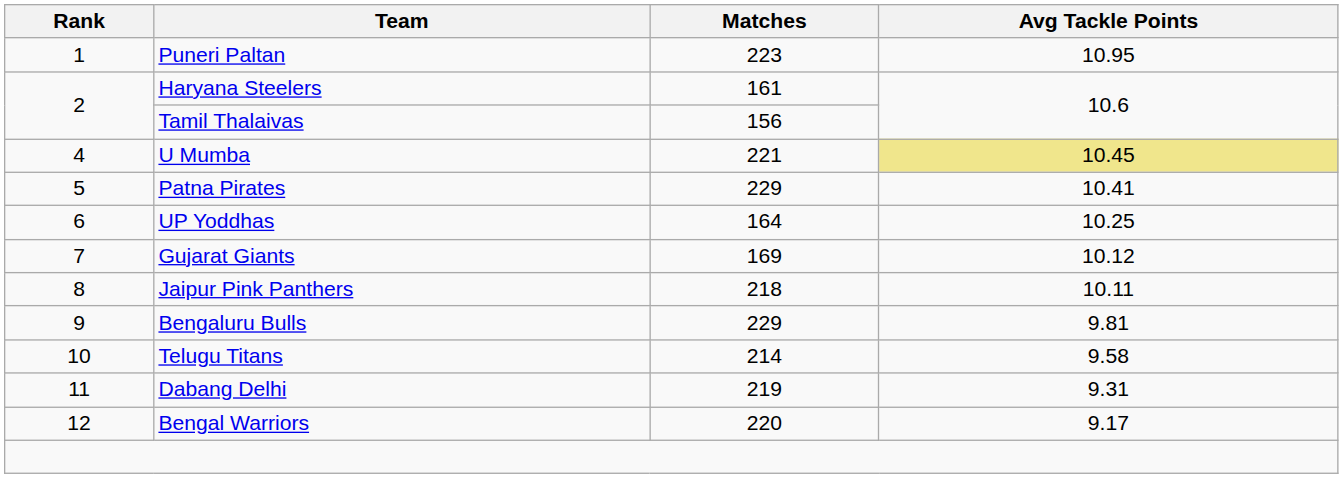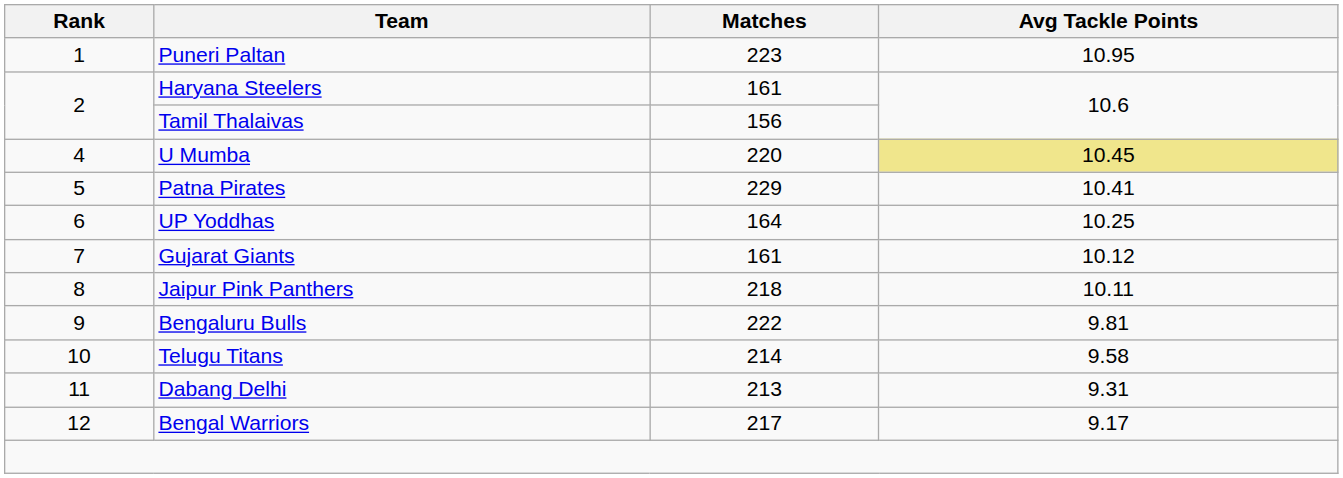(764, 155) 221 -> (764, 155) 220
(764, 255) 169 -> (764, 255) 161
(764, 322) 229 -> (764, 322) 222
(764, 389) 219 -> (764, 389) 213
(764, 423) 220 -> (764, 423) 217
